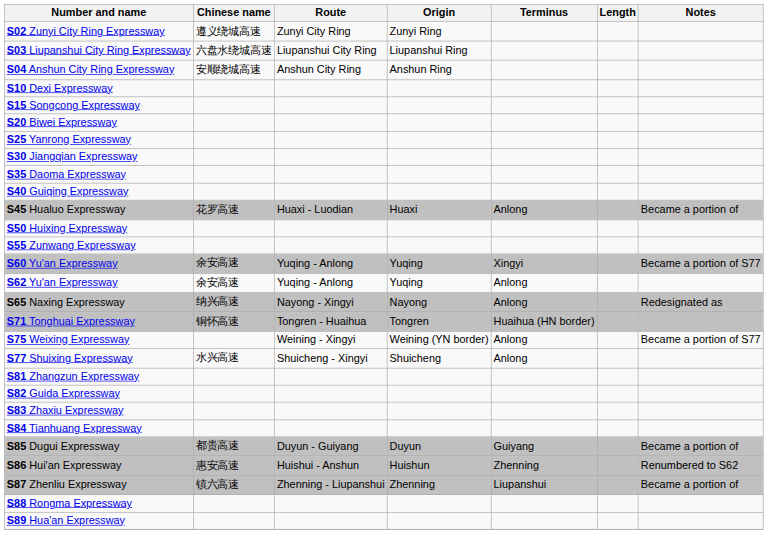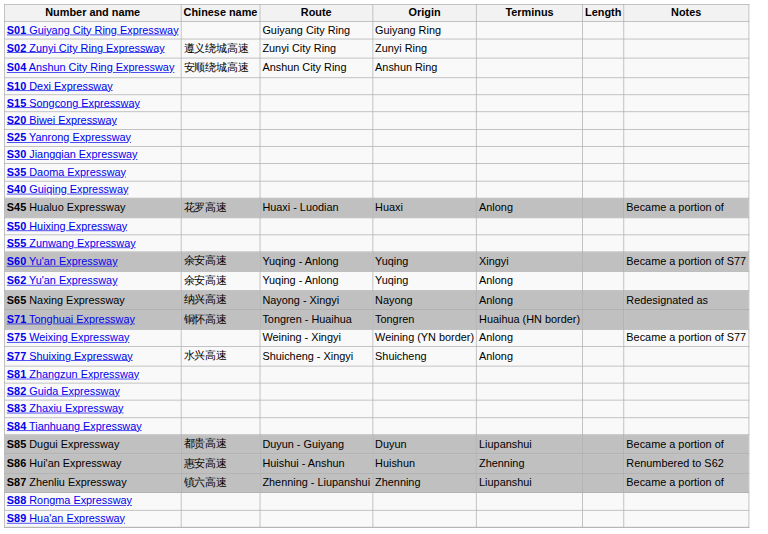+ row: (93, 30)
- row: (99, 50)
(514, 446) Guiyang -> (505, 444) Liupanshui
